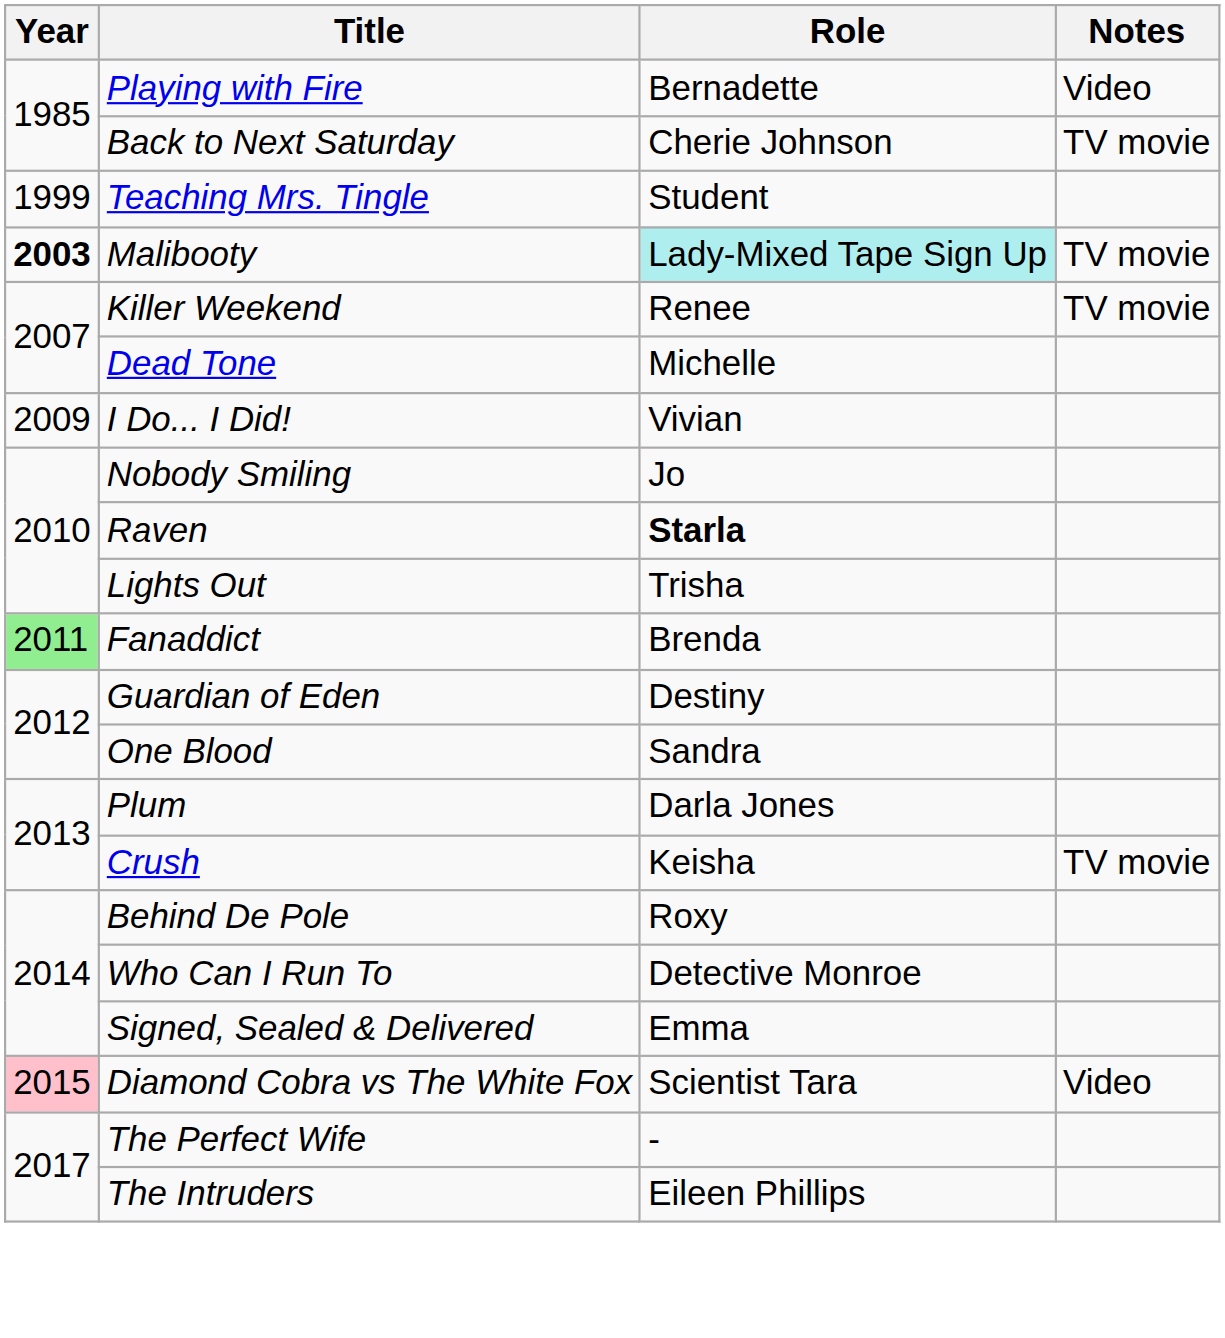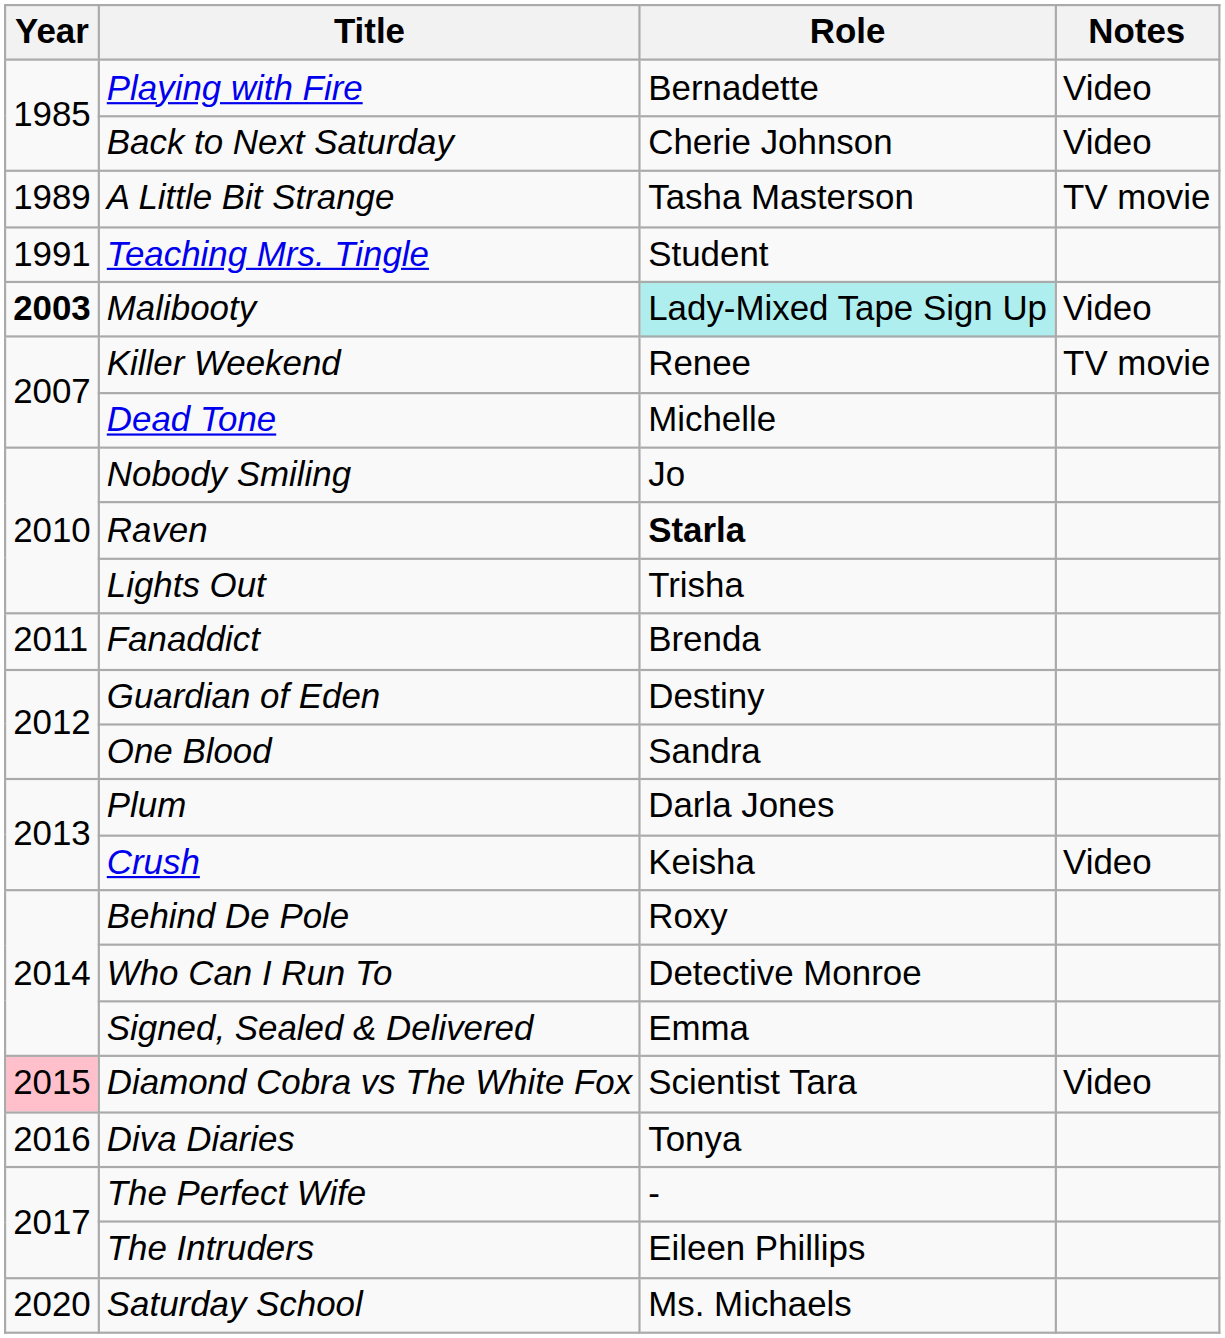(1137, 142) TV movie -> (1107, 142) Video
+ row: (251, 198)
(52, 198) 1999 -> (52, 253) 1991
(1137, 253) TV movie -> (1107, 308) Video
- row: (199, 419)
(51, 640) lightgreen background -> (51, 640) no background
(1137, 861) TV movie -> (1107, 861) Video
+ row: (201, 1138)
+ row: (235, 1304)
